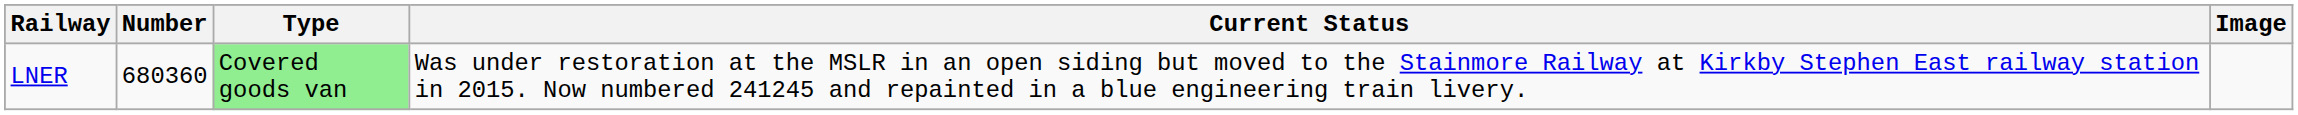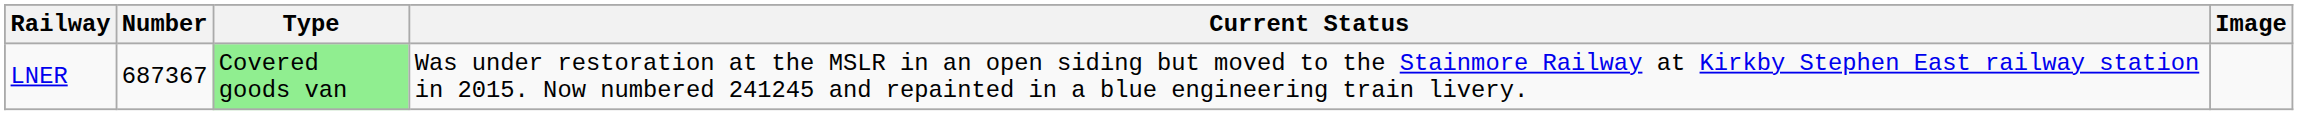(165, 77) 680360 -> (165, 77) 687367
